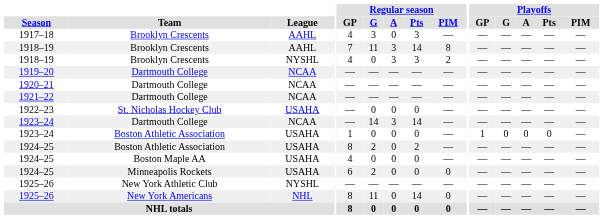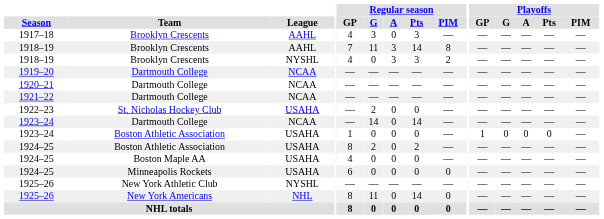(374, 109) 0 -> (374, 109) 2
(394, 121) 3 -> (394, 121) 0
(374, 171) 2 -> (374, 171) 0
